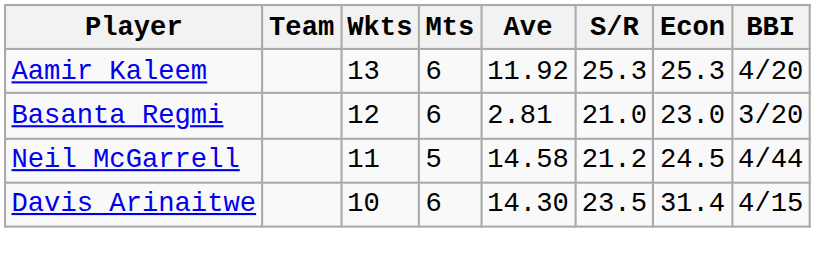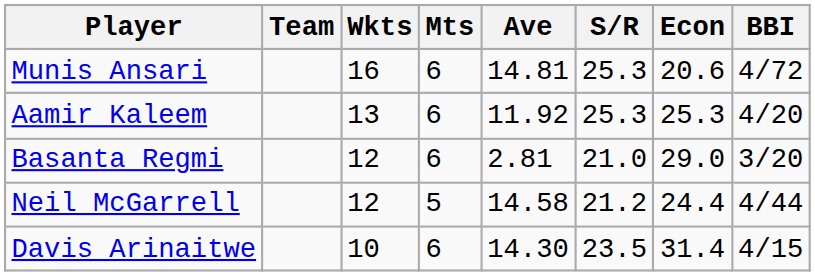+ row: (109, 71)
(693, 116) 23.0 -> (693, 160) 29.0
(364, 160) 11 -> (364, 204) 12
(693, 160) 24.5 -> (693, 204) 24.4
